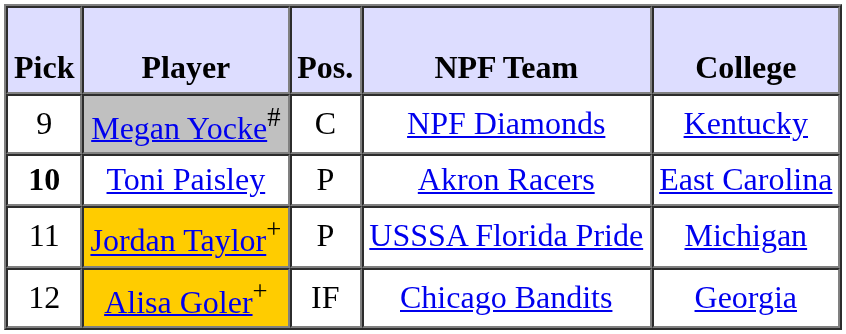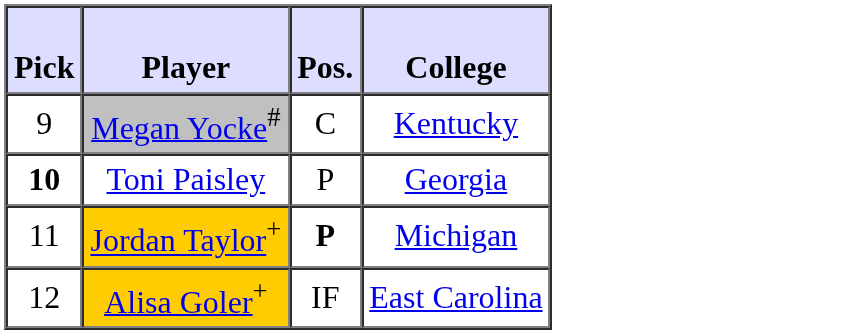- column: (506, 67)
(746, 180) East Carolina -> (456, 180) Georgia
(325, 236) normal -> (325, 236) bold
(746, 297) Georgia -> (456, 297) East Carolina
